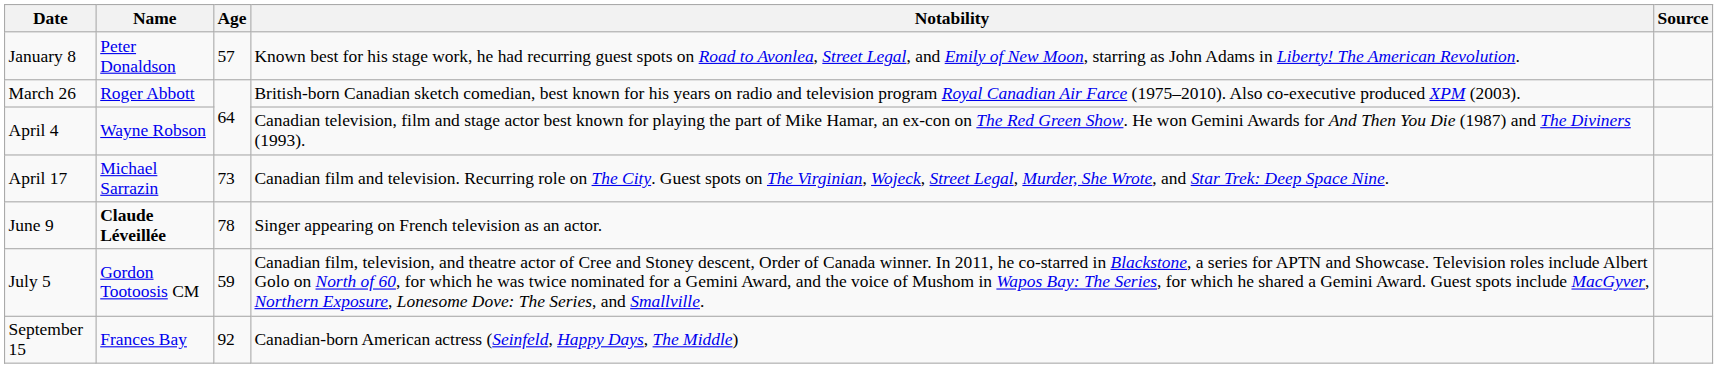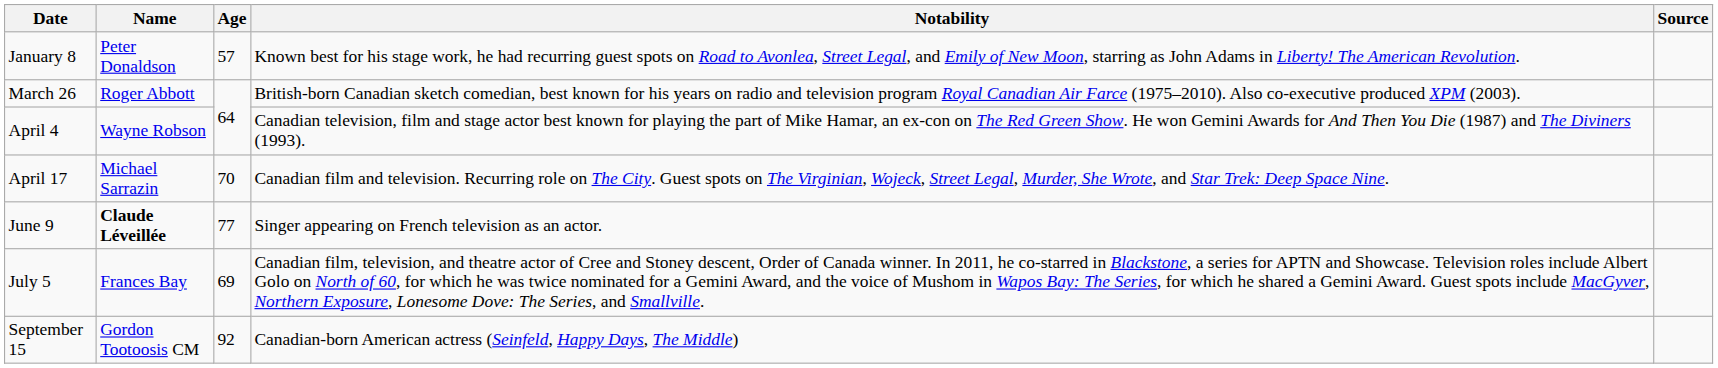(226, 178) 73 -> (226, 178) 70
(226, 225) 78 -> (226, 225) 77
(150, 282) Gordon Tootoosis CM -> (144, 282) Frances Bay
(226, 282) 59 -> (226, 282) 69
(144, 339) Frances Bay -> (150, 339) Gordon Tootoosis CM
